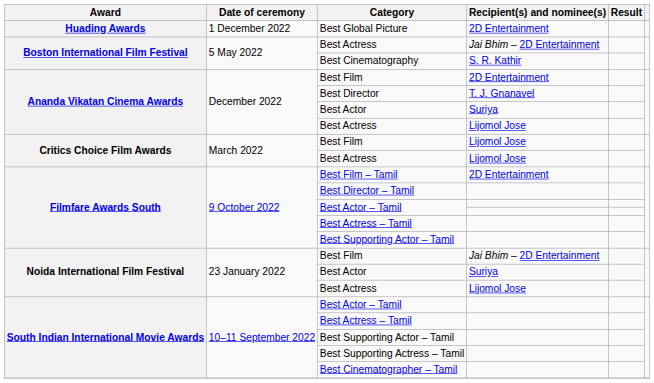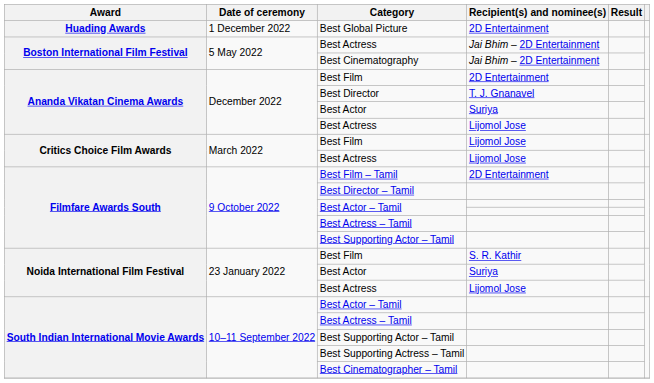(495, 61) S. R. Kathir -> (534, 61) Jai Bhim – 2D Entertainment
(534, 256) Jai Bhim – 2D Entertainment -> (495, 256) S. R. Kathir
